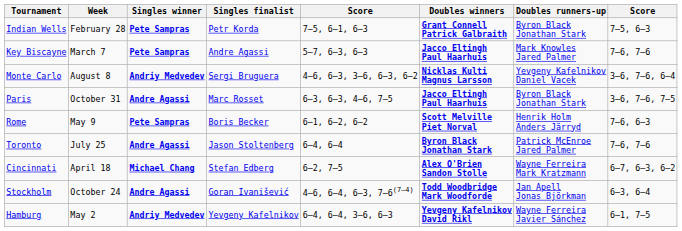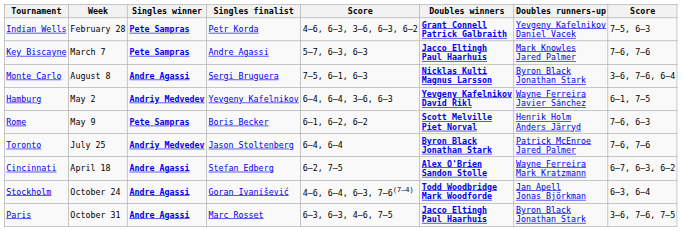(335, 29) 7–5, 6–1, 6–3 -> (360, 29) 4–6, 6–3, 3–6, 6–3, 6–2
(551, 29) Byron Black Jonathan Stark -> (561, 29) Yevgeny Kafelnikov Daniel Vacek
(167, 76) Andriy Medvedev -> (159, 76) Andre Agassi
(360, 76) 4–6, 6–3, 3–6, 6–3, 6–2 -> (335, 76) 7–5, 6–1, 6–3
(561, 76) Yevgeny Kafelnikov Daniel Vacek -> (551, 76) Byron Black Jonathan Stark
rows swapped: (24, 215) <-> (19, 99)
(159, 145) Andre Agassi -> (167, 145) Andriy Medvedev
(162, 168) Michael Chang -> (159, 168) Andre Agassi
